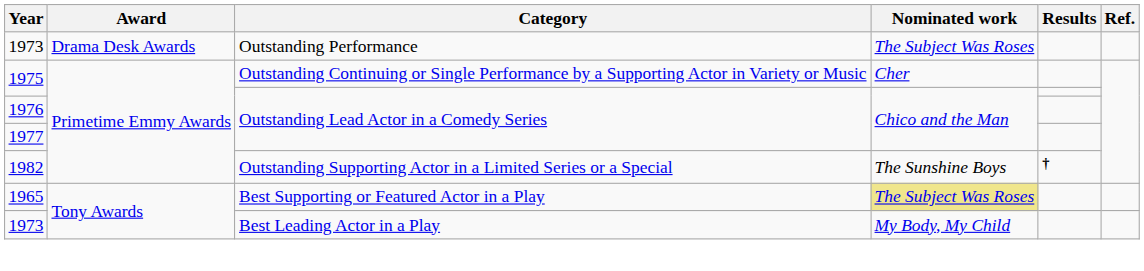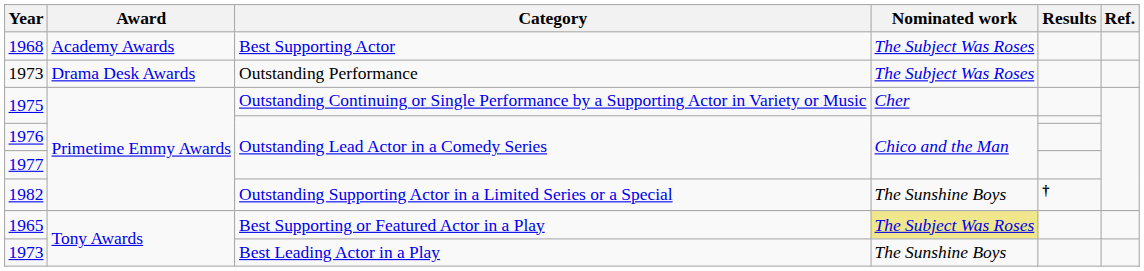+ row: (26, 45)
(942, 224) My Body, My Child -> (940, 252) The Sunshine Boys
